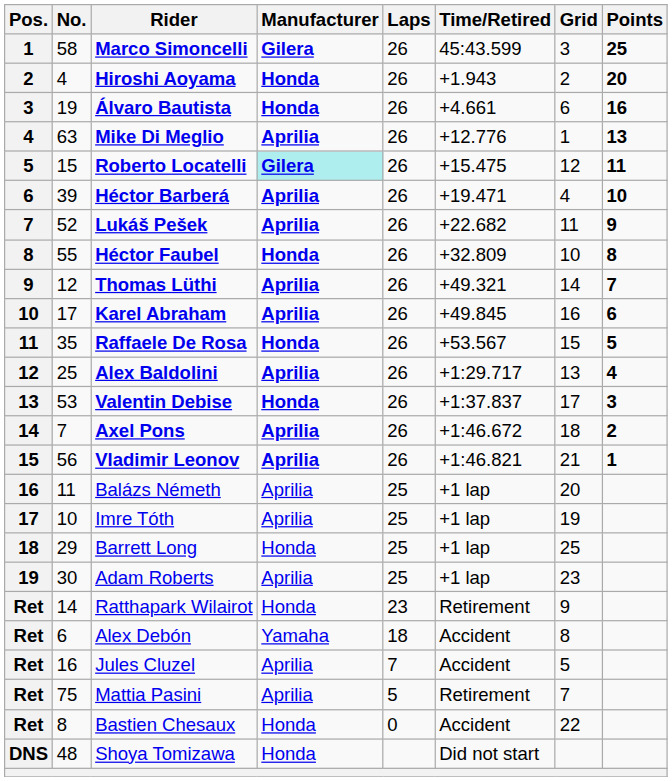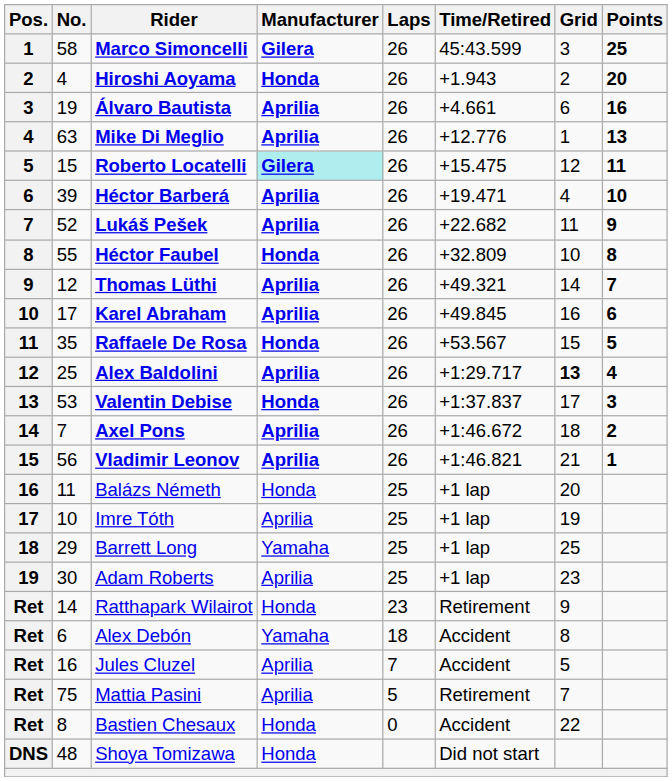(290, 108) Honda -> (290, 108) Aprilia
(570, 372) normal -> (570, 372) bold
(287, 489) Aprilia -> (289, 489) Honda
(289, 548) Honda -> (295, 548) Yamaha
